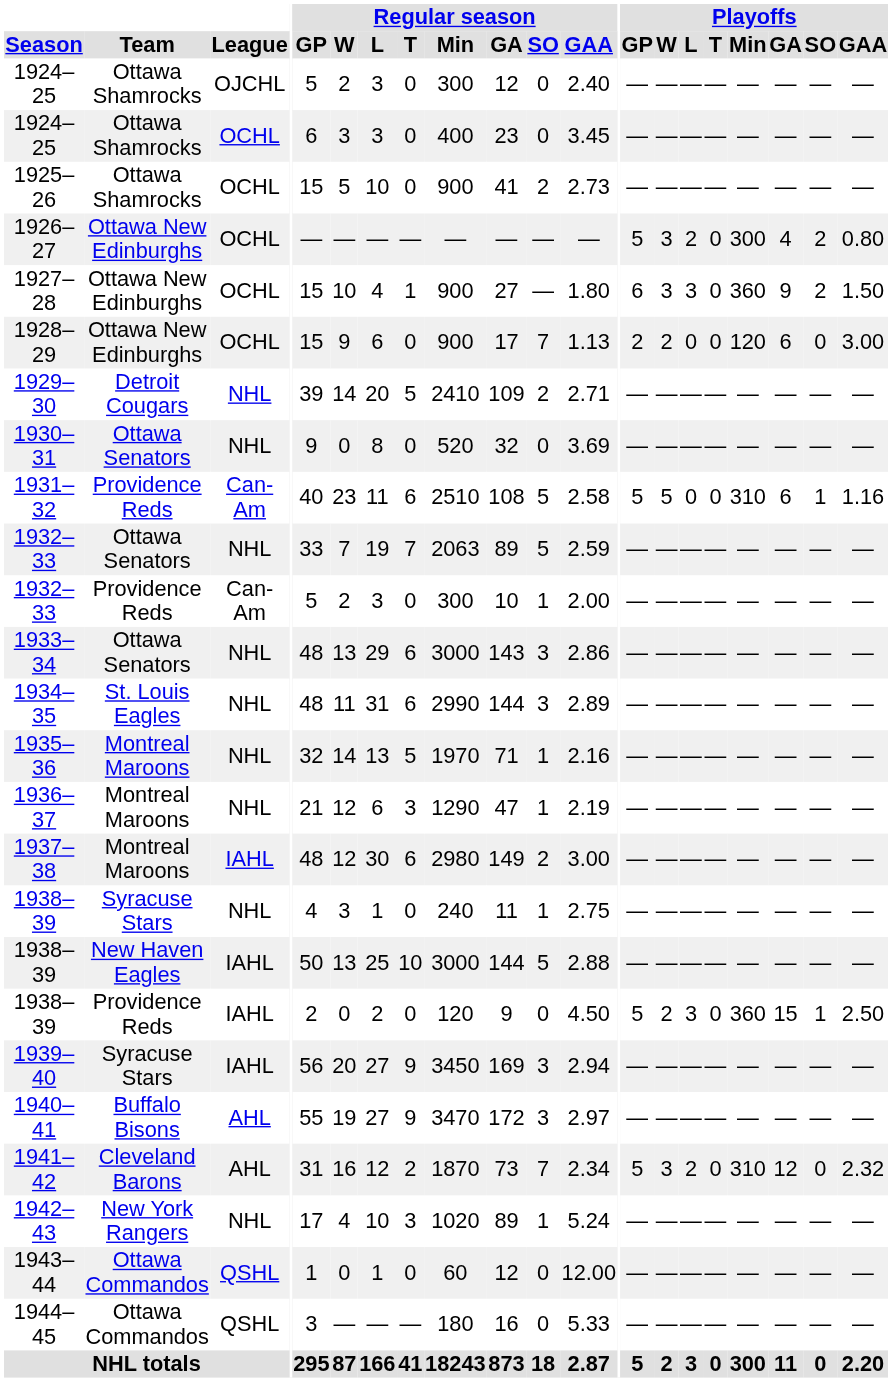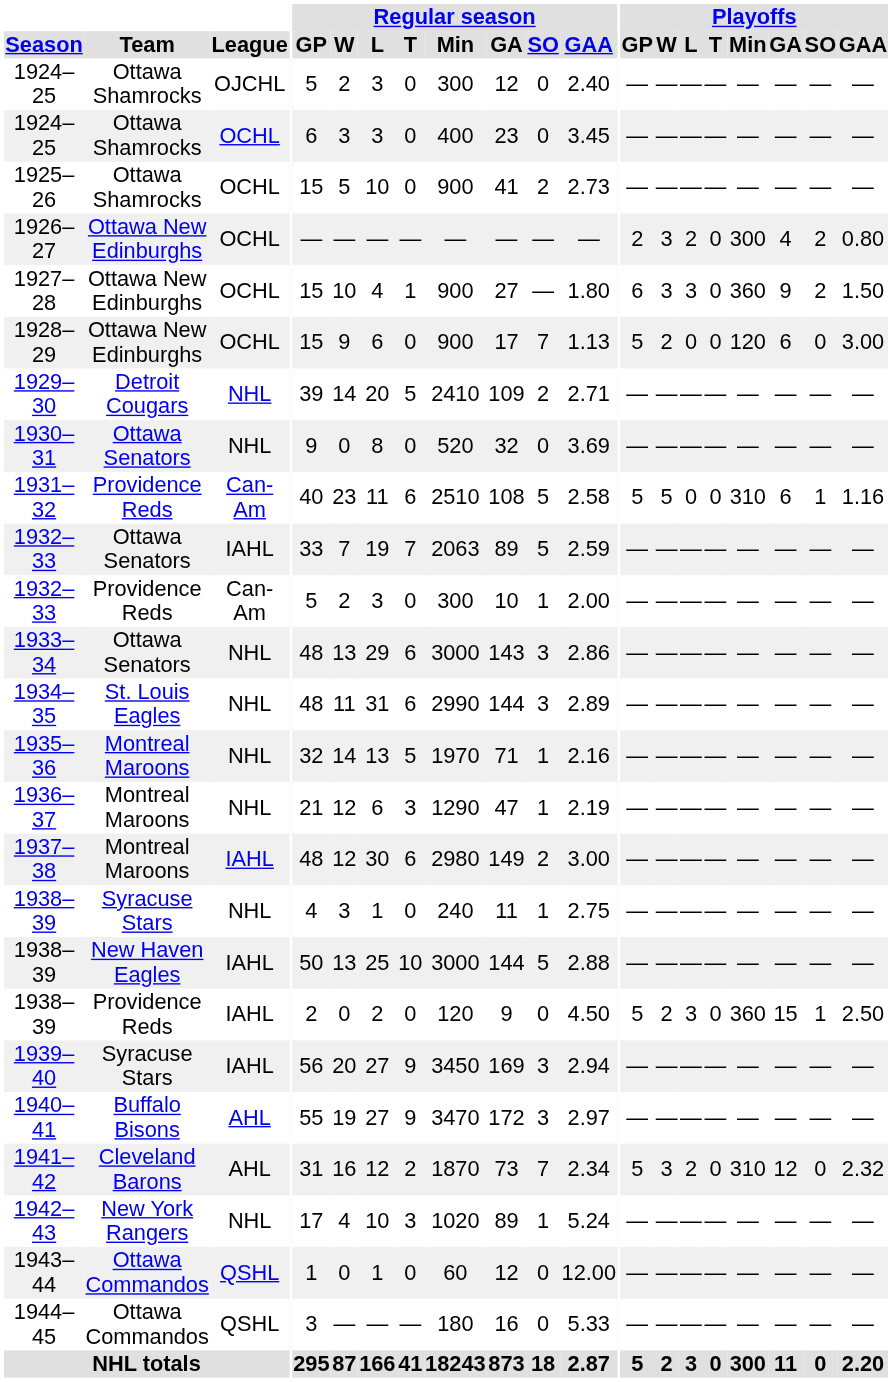(637, 239) 5 -> (637, 239) 2
(637, 342) 2 -> (637, 342) 5
(250, 549) NHL -> (250, 549) IAHL
